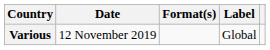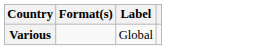- column: (108, 14)
